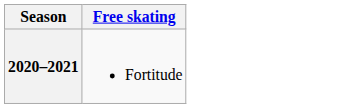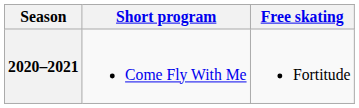+ column: (166, 16)
